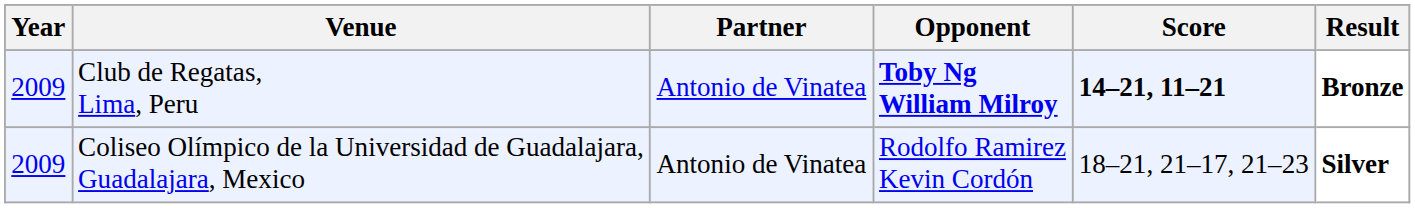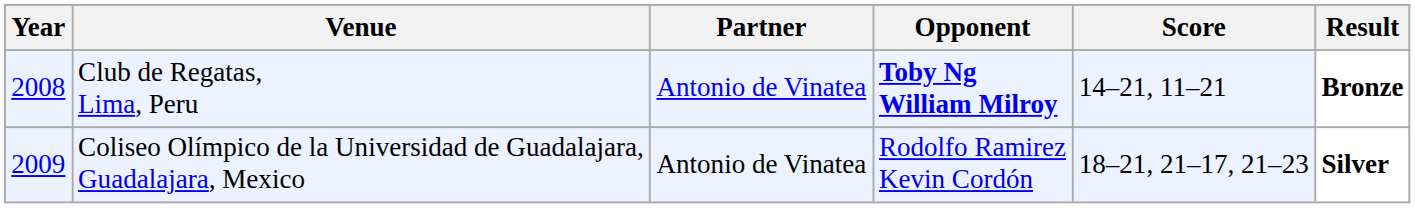(38, 87) 2009 -> (38, 87) 2008
(1152, 87) bold -> (1153, 87) normal
